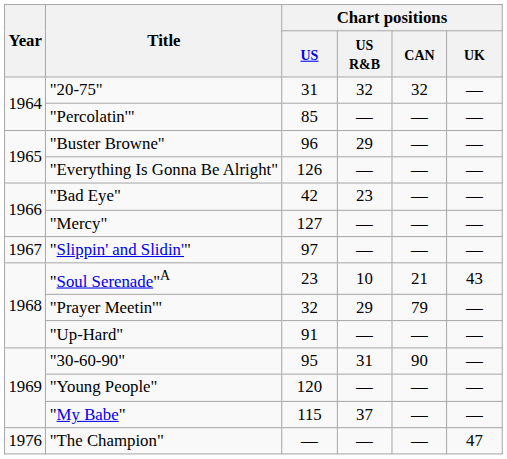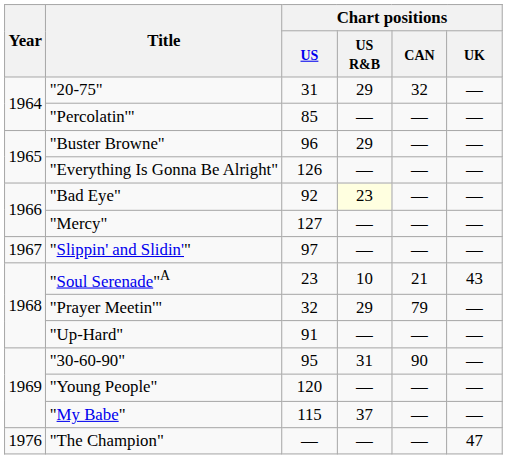(364, 90) 32 -> (364, 90) 29
(309, 196) 42 -> (309, 196) 92
(364, 196) no background -> (364, 196) lightyellow background
